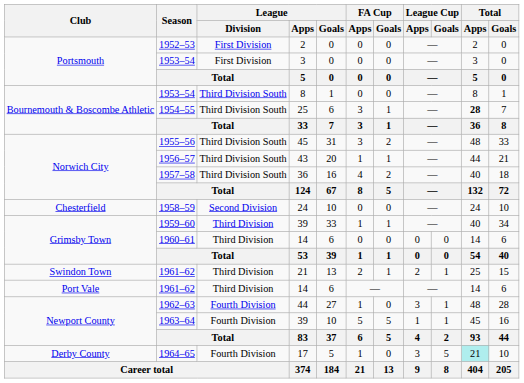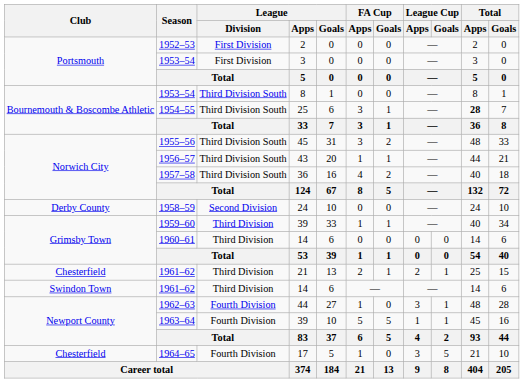(80, 207) Chesterfield -> (80, 207) Derby County
(80, 272) Swindon Town -> (80, 272) Chesterfield
(80, 288) Port Vale -> (80, 288) Swindon Town
(80, 353) Derby County -> (80, 353) Chesterfield
(475, 353) paleturquoise background -> (475, 353) no background
